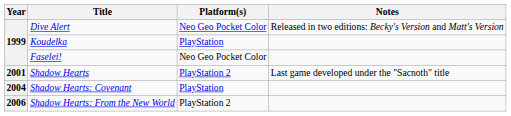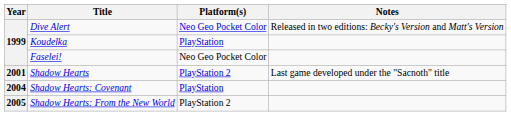(16, 103) 2006 -> (16, 103) 2005
